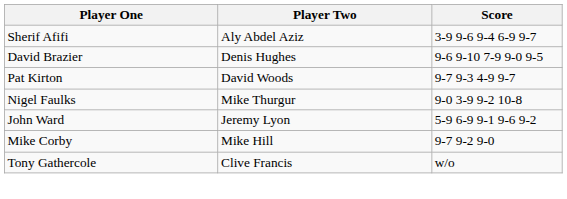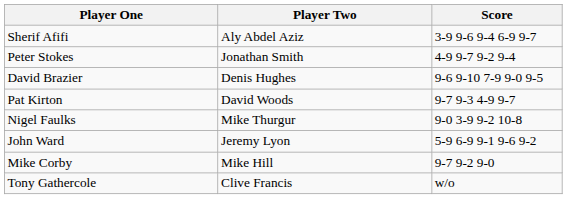+ row: (40, 57)
